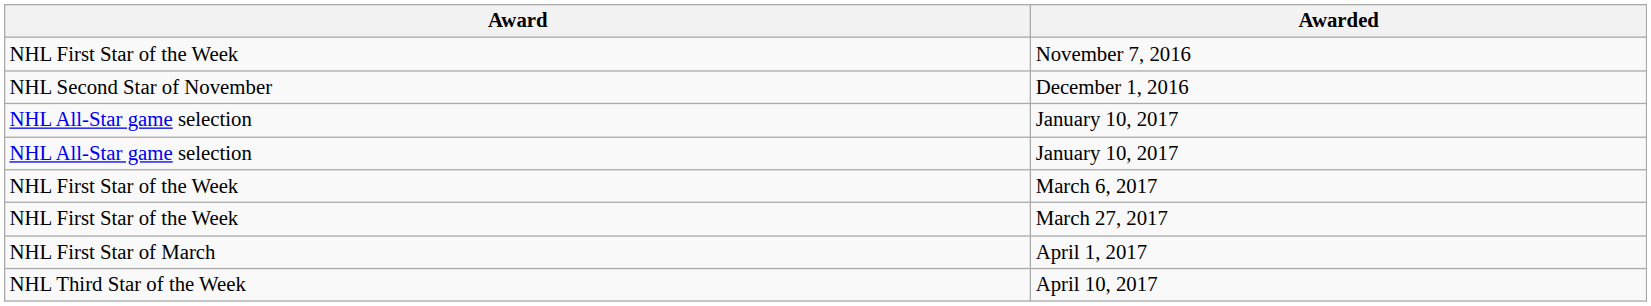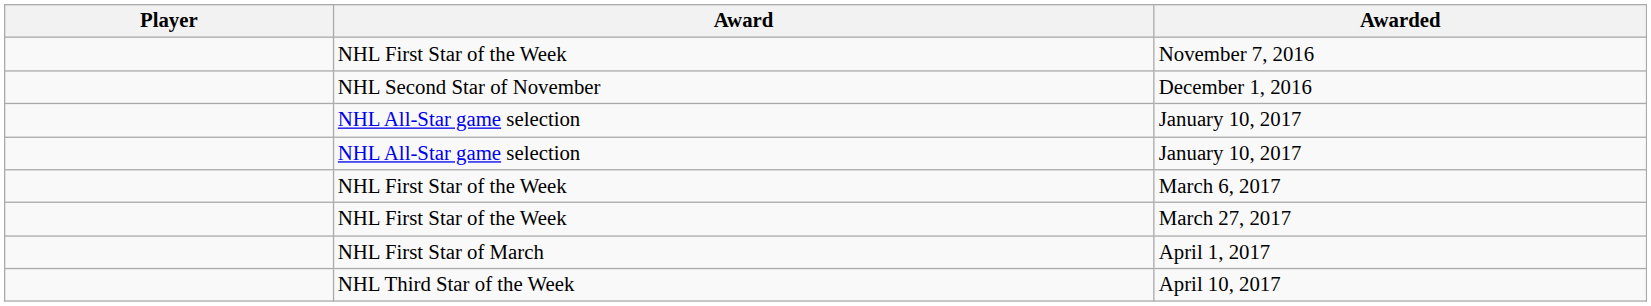+ column: (169, 20)
